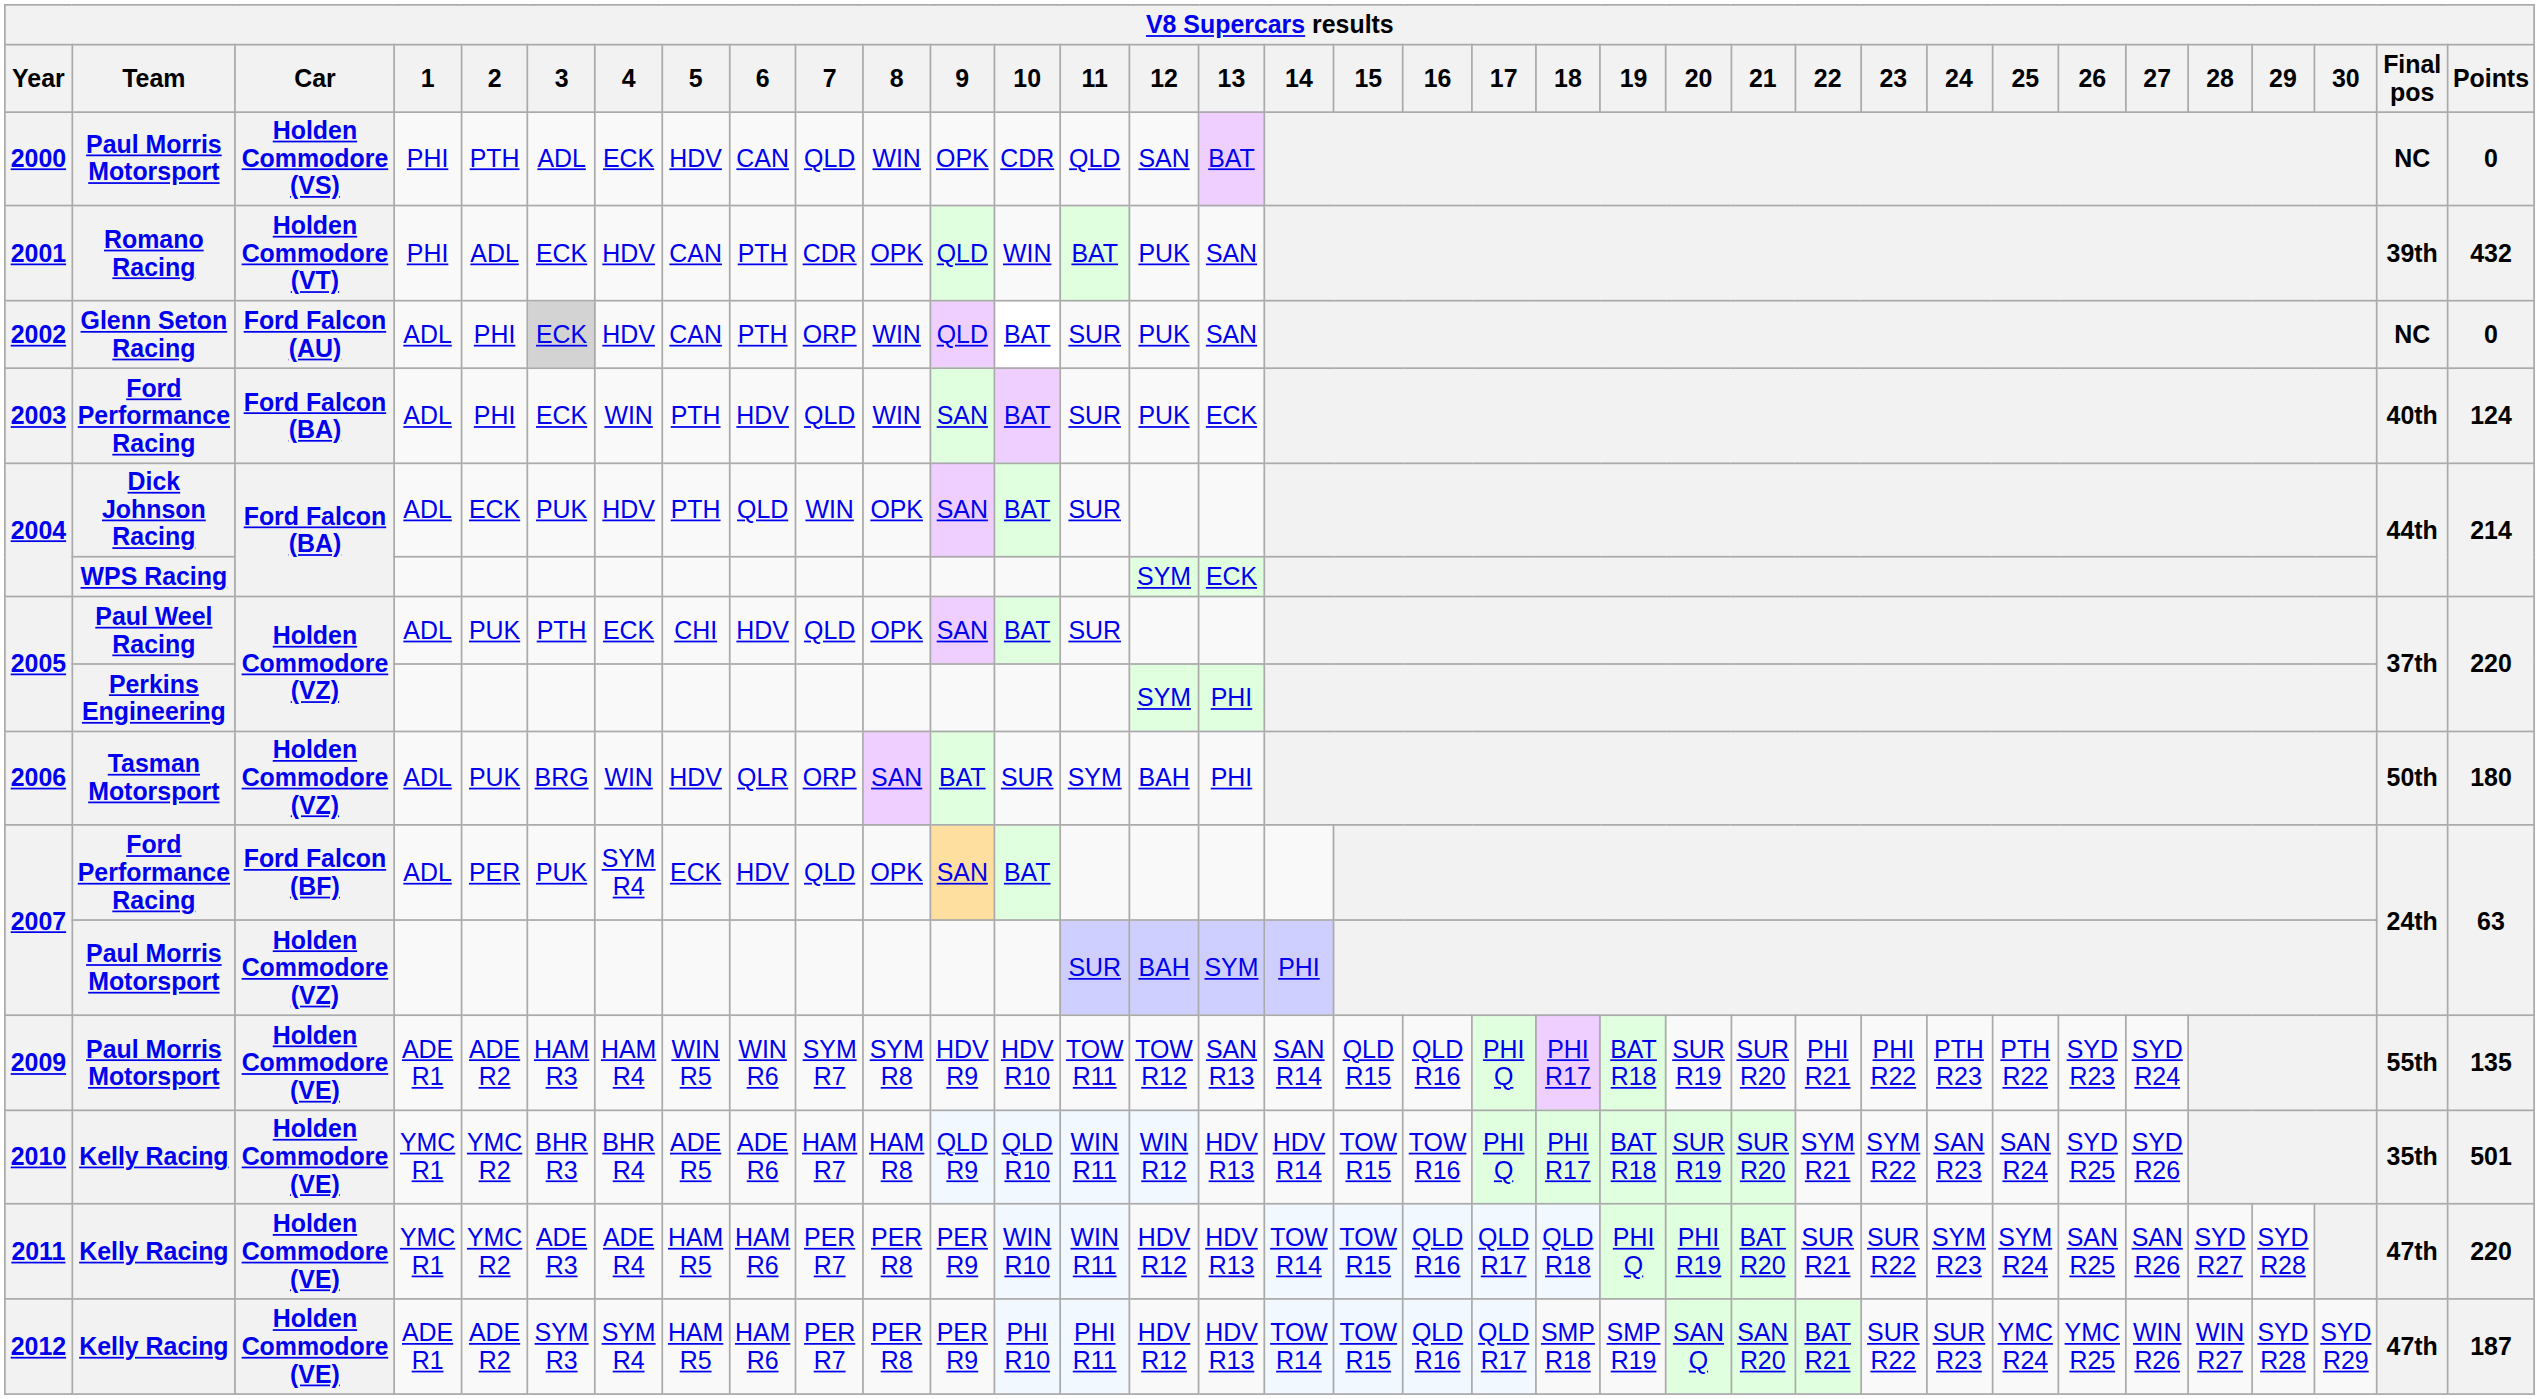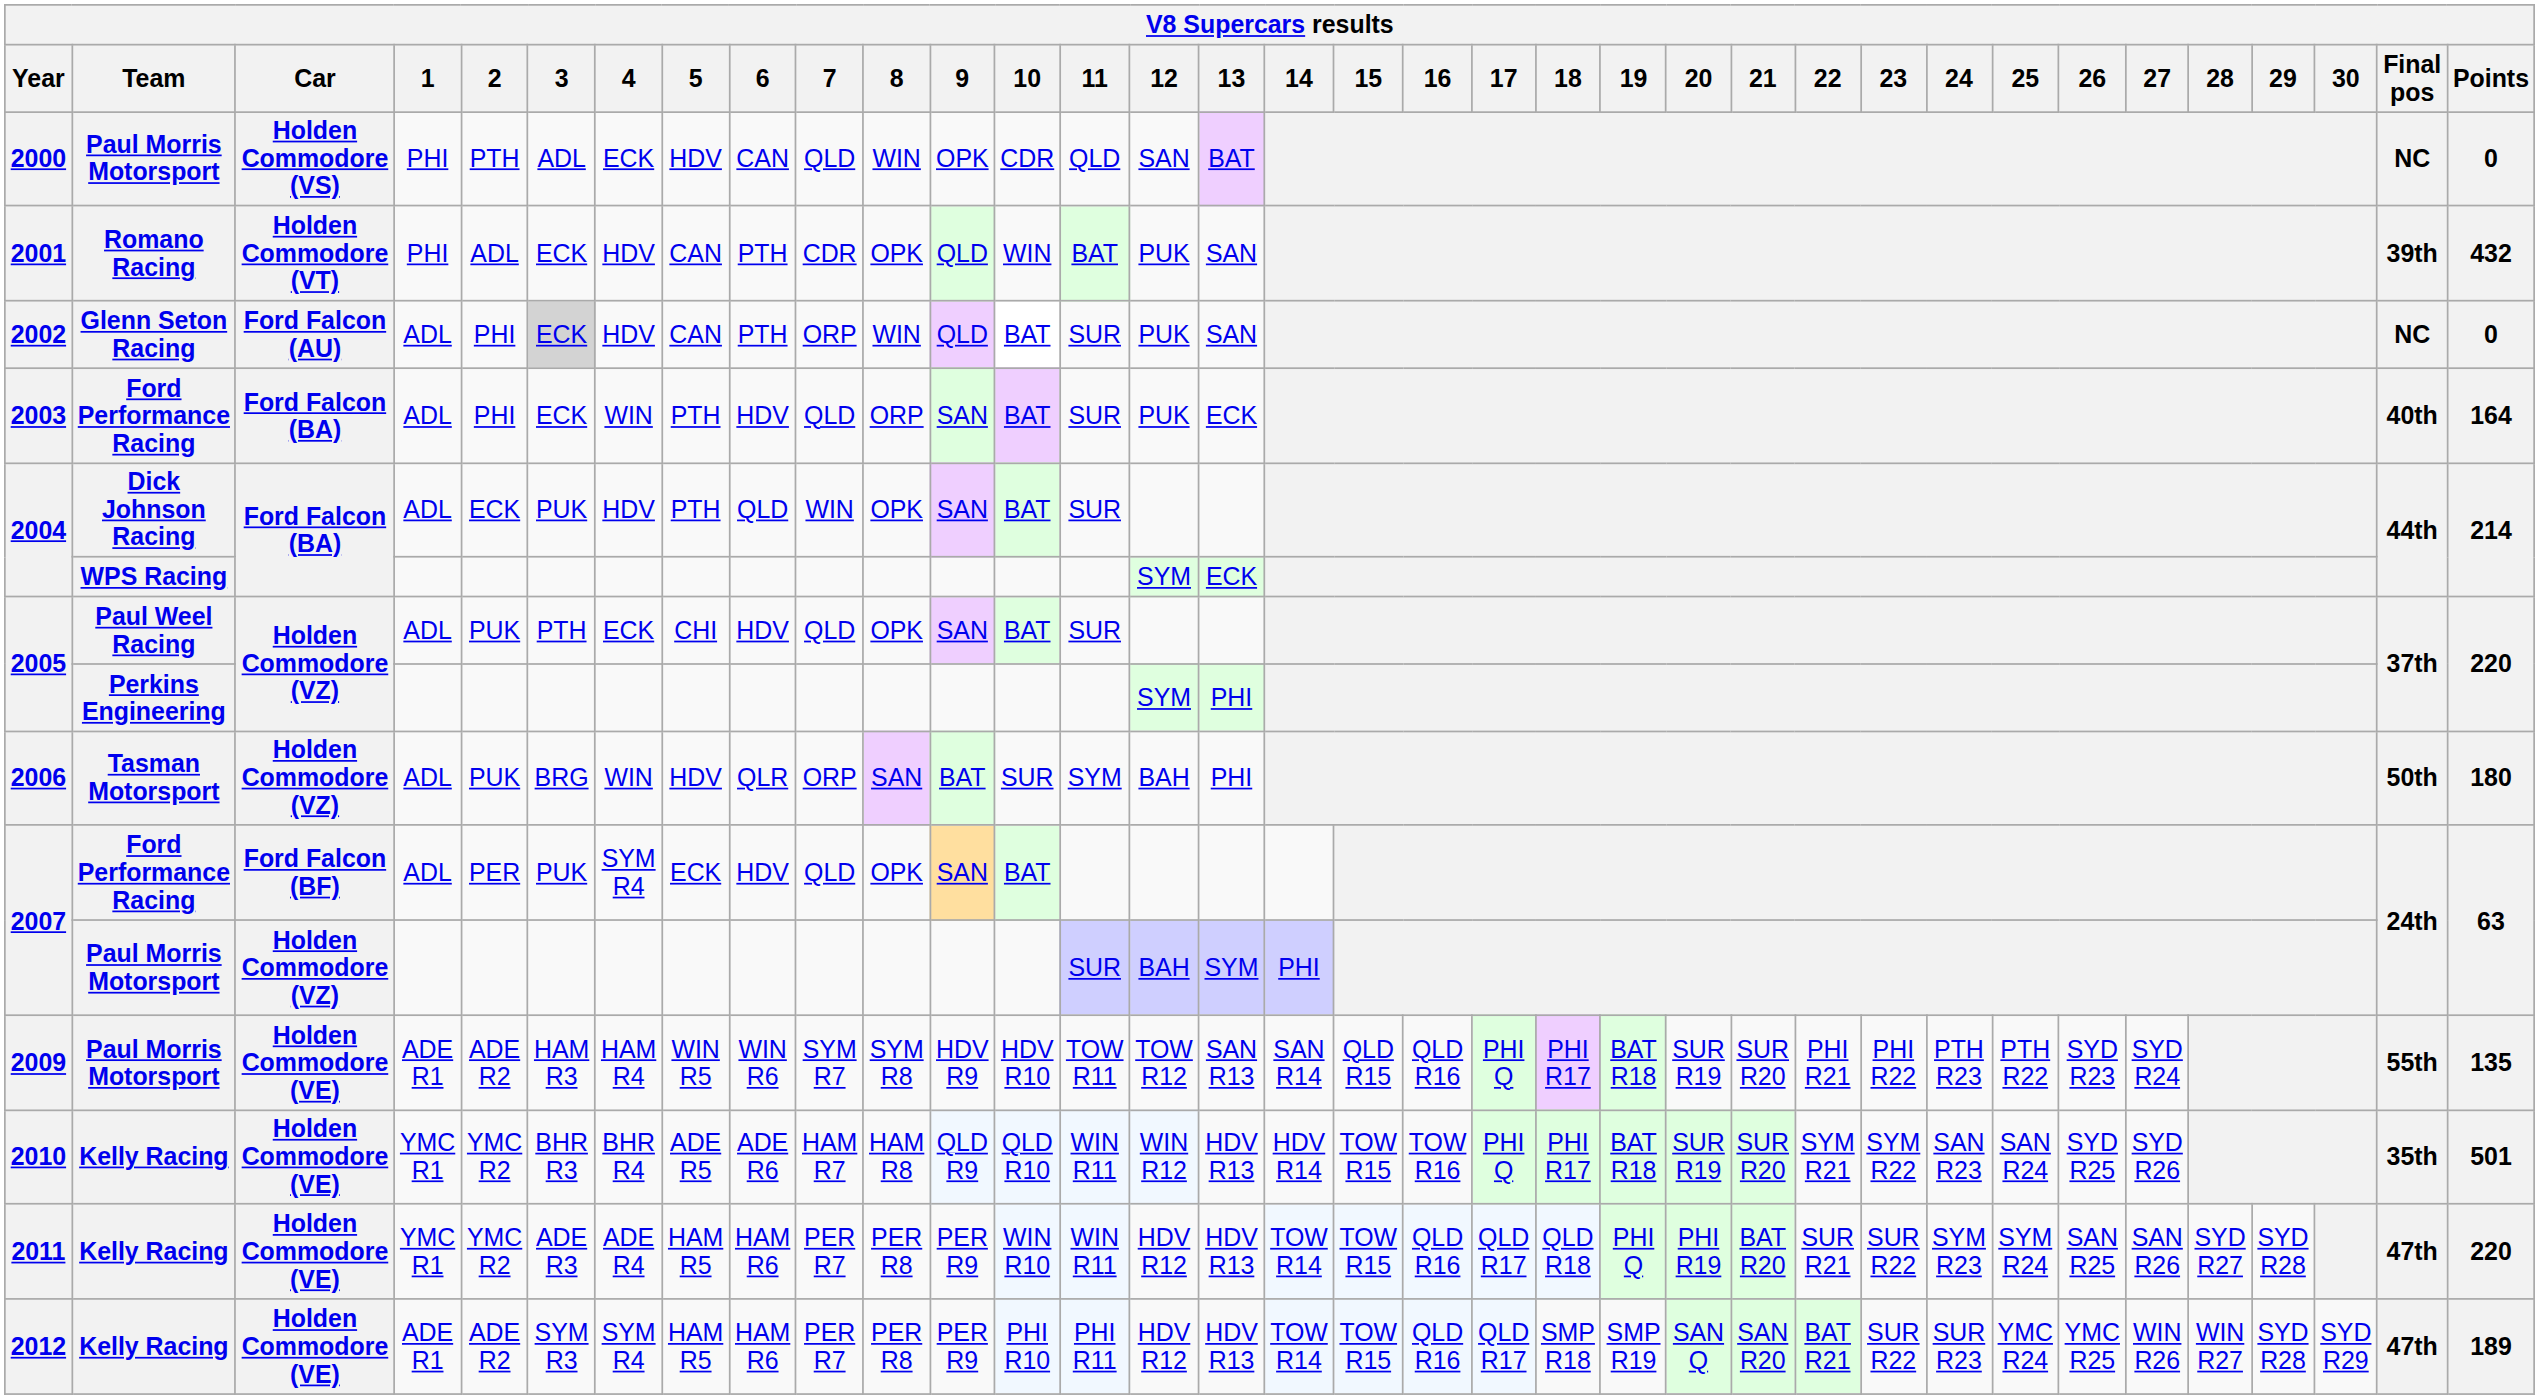(897, 415) WIN -> (897, 415) ORP
(2491, 415) 124 -> (2491, 415) 164
(2491, 1347) 187 -> (2491, 1347) 189
